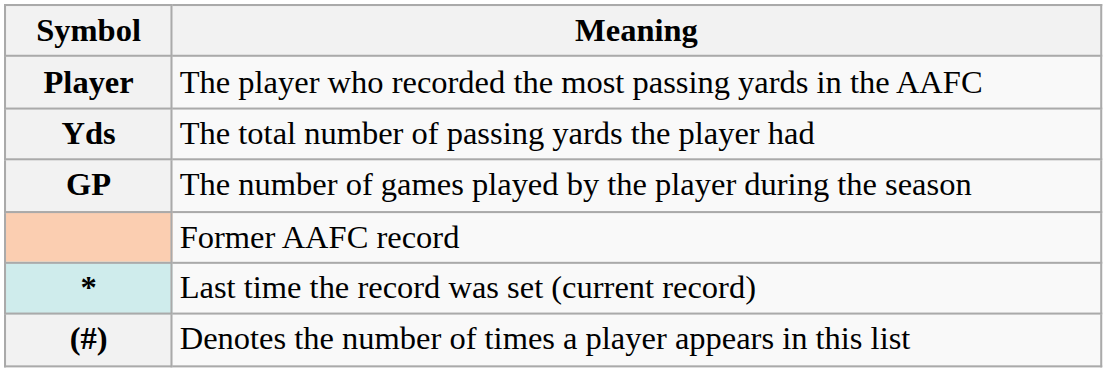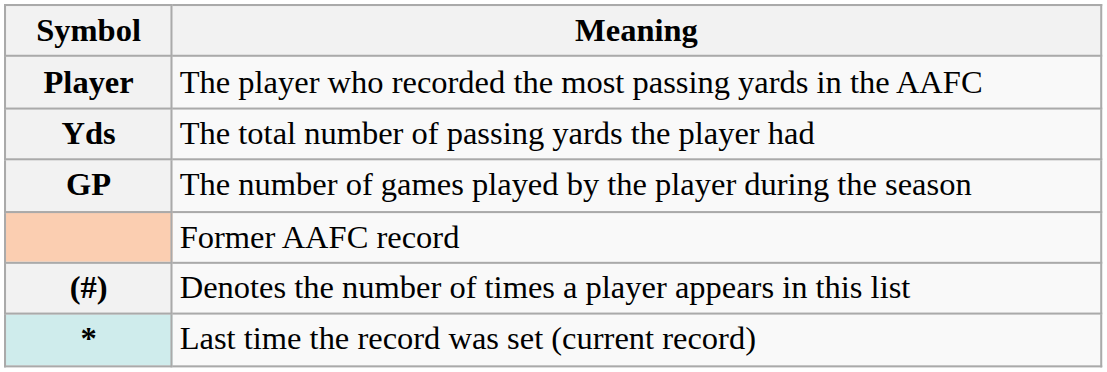rows swapped: (89, 287) <-> (89, 339)
